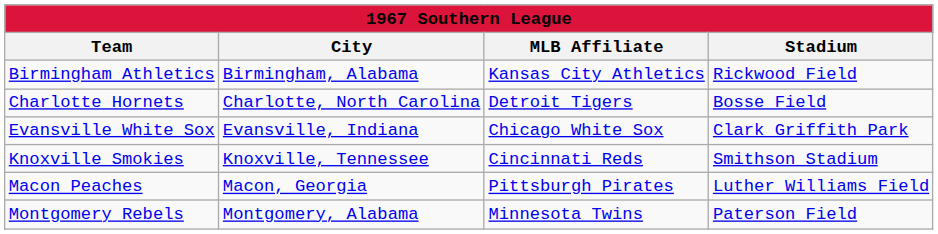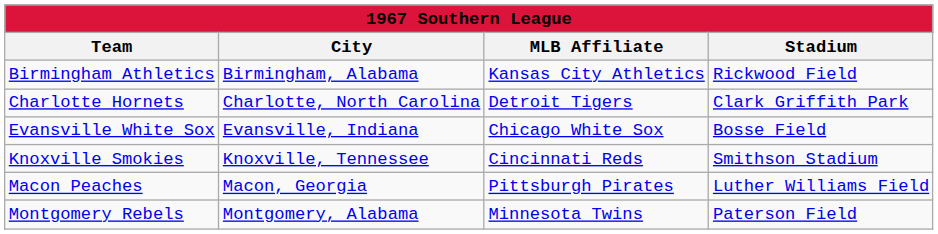(770, 103) Bosse Field -> (811, 103) Clark Griffith Park
(811, 131) Clark Griffith Park -> (770, 131) Bosse Field
